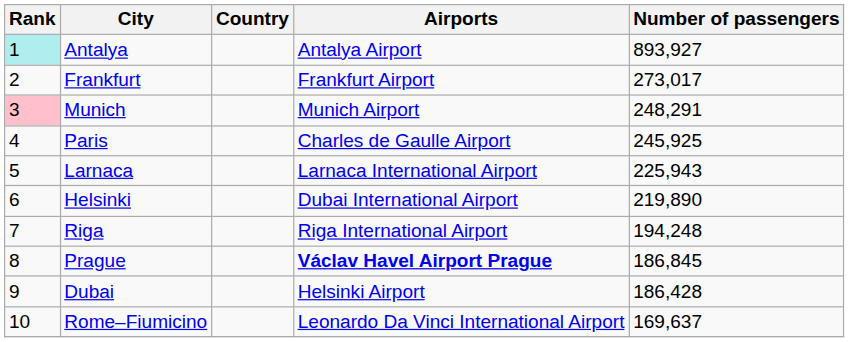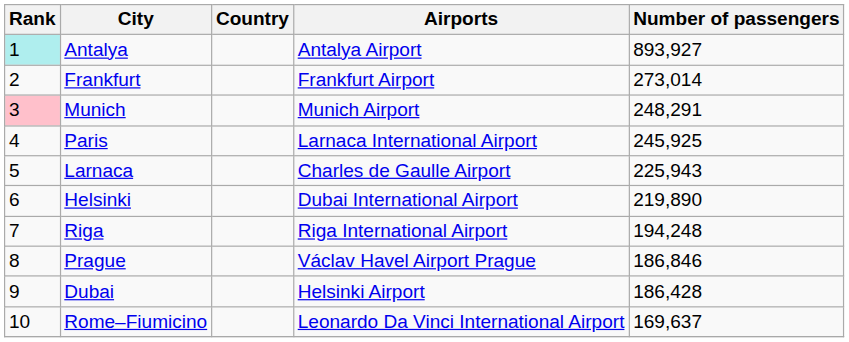(668, 79) 273,017 -> (668, 79) 273,014
(404, 140) Charles de Gaulle Airport -> (417, 140) Larnaca International Airport
(417, 170) Larnaca International Airport -> (404, 170) Charles de Gaulle Airport
(425, 261) bold -> (417, 261) normal
(668, 261) 186,845 -> (668, 261) 186,846
